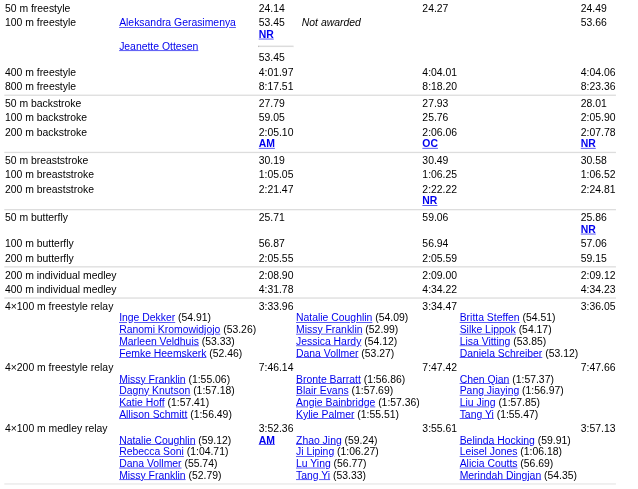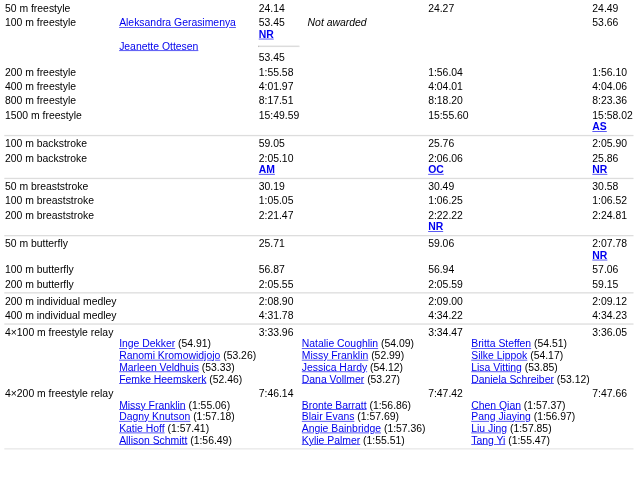+ row: (41, 72)
+ row: (43, 115)
- row: (43, 103)
(598, 138) 2:07.78 NR -> (605, 164) 25.86 NR
(594, 224) 25.86 NR -> (610, 250) 2:07.78 NR
- row: (56, 428)
